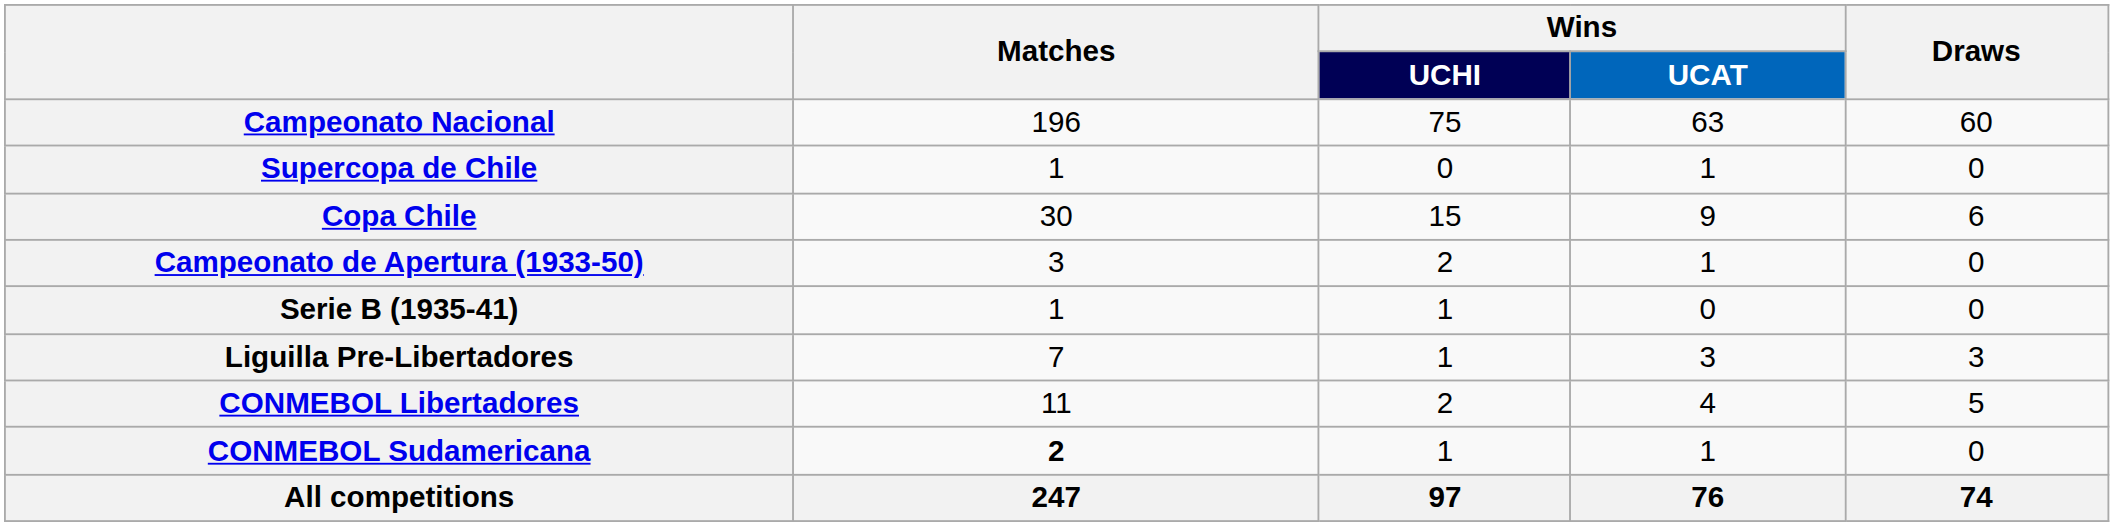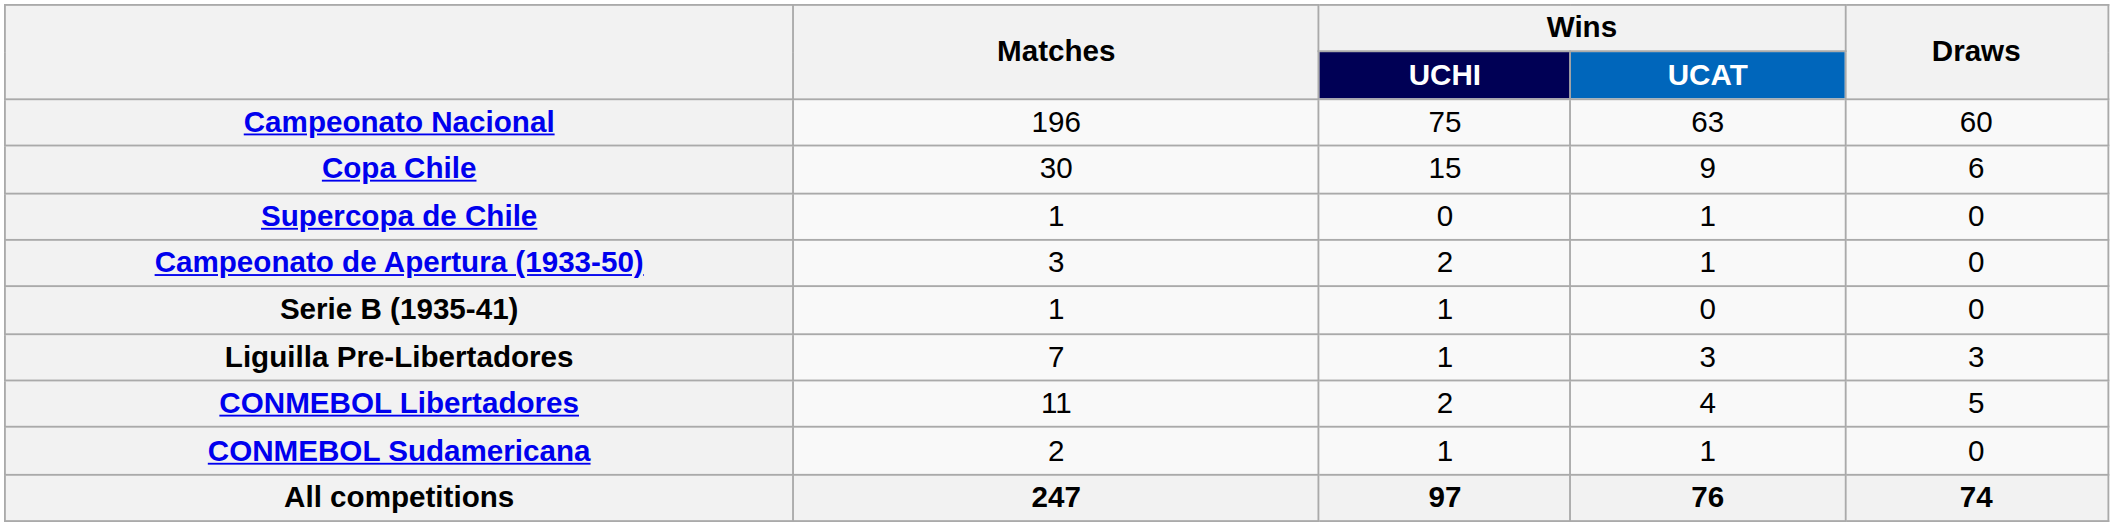rows swapped: (399, 215) <-> (399, 168)
(1056, 450) bold -> (1056, 450) normal
